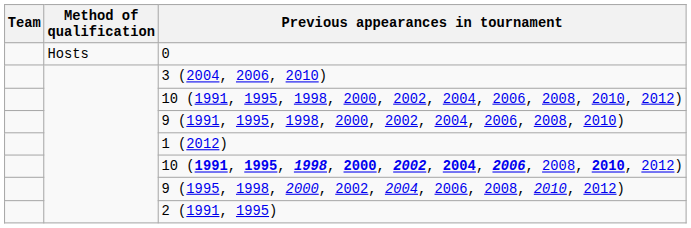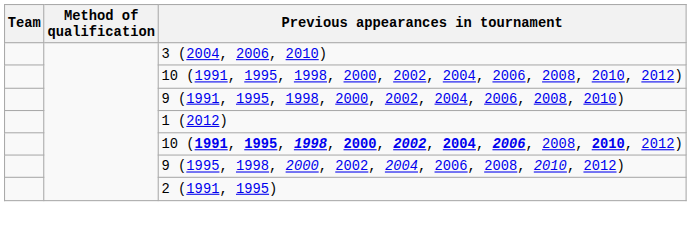- row: (68, 54)
